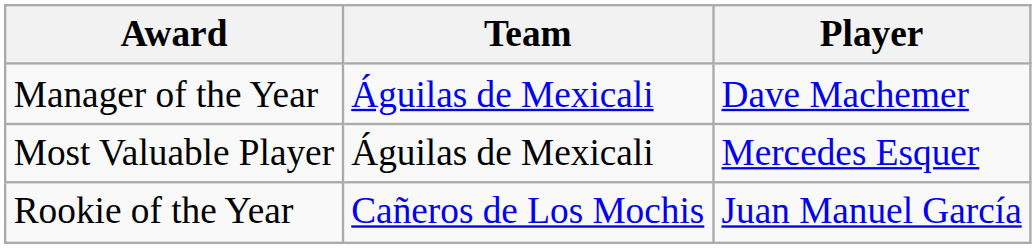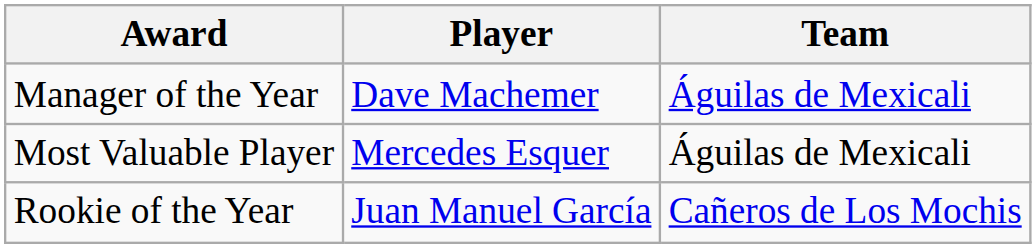columns swapped: (872, 34) <-> (528, 34)
